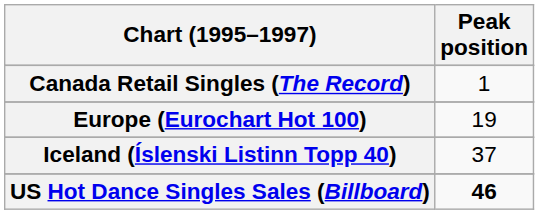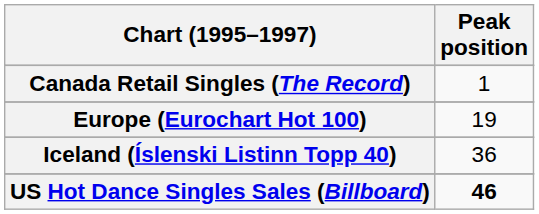(484, 155) 37 -> (484, 155) 36
